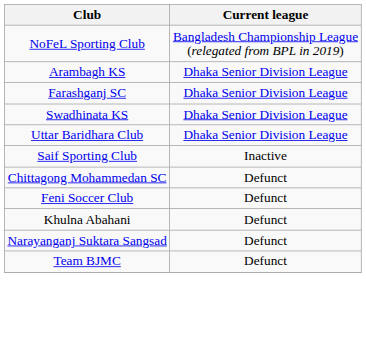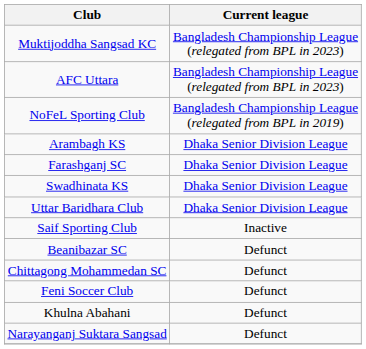+ row: (87, 43)
+ row: (87, 79)
+ row: (87, 249)
- row: (87, 261)
